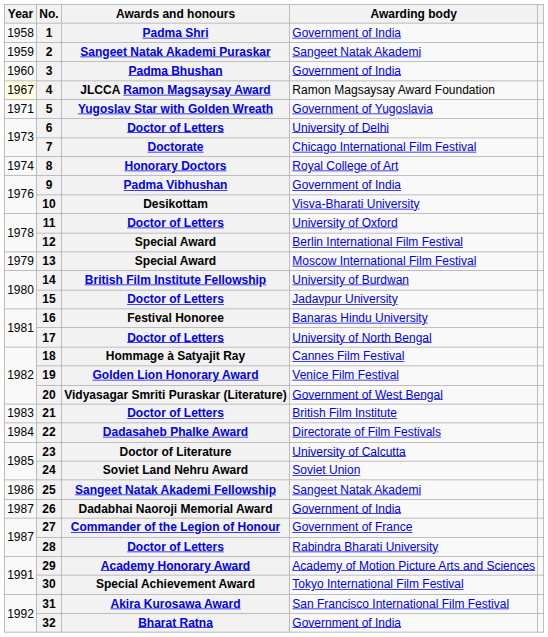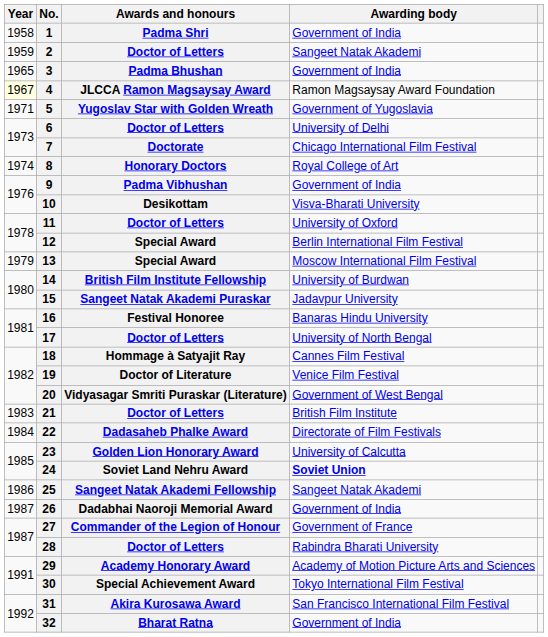(176, 52) Sangeet Natak Akademi Puraskar -> (176, 52) Doctor of Letters
(20, 71) 1960 -> (20, 71) 1965
(176, 299) Doctor of Letters -> (176, 299) Sangeet Natak Akademi Puraskar
(175, 375) Golden Lion Honorary Award -> (176, 375) Doctor of Literature
(176, 451) Doctor of Literature -> (175, 451) Golden Lion Honorary Award
(326, 470) normal -> (329, 470) bold
